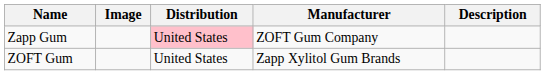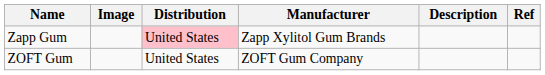+ column: (524, 15)
(317, 37) ZOFT Gum Company -> (313, 37) Zapp Xylitol Gum Brands
(328, 59) Zapp Xylitol Gum Brands -> (302, 59) ZOFT Gum Company
